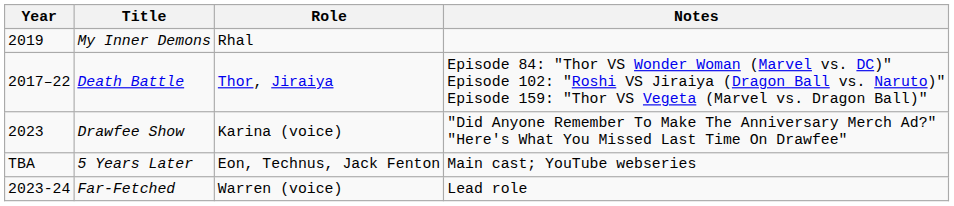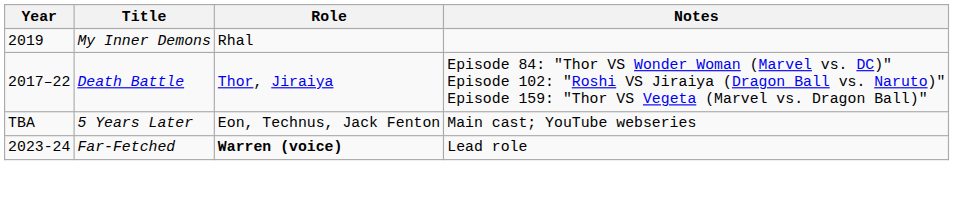- row: (131, 132)
(280, 189) normal -> (280, 147) bold
